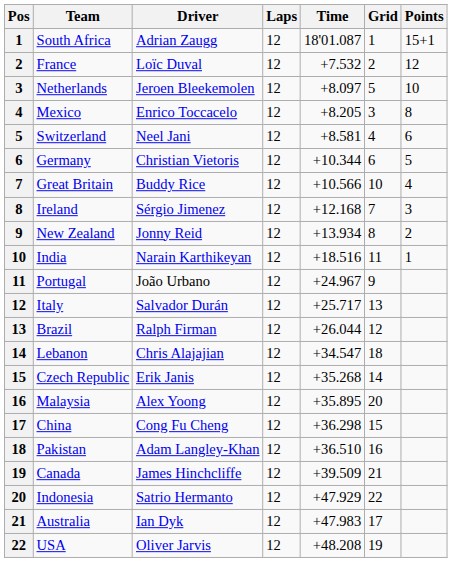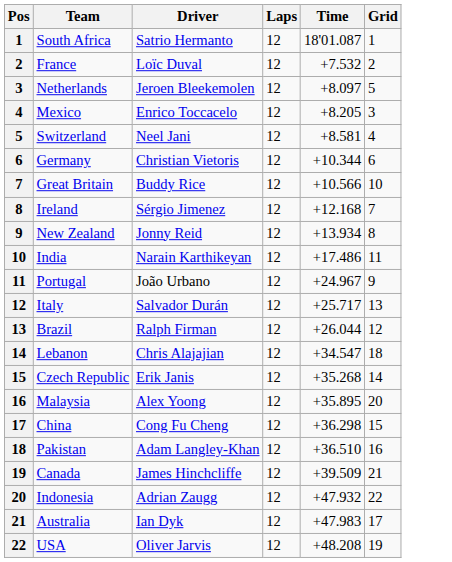- column: (424, 16)
(177, 40) Adrian Zaugg -> (184, 40) Satrio Hermanto
(337, 257) +18.516 -> (337, 257) +17.486
(184, 497) Satrio Hermanto -> (177, 497) Adrian Zaugg
(337, 497) +47.929 -> (337, 497) +47.932
